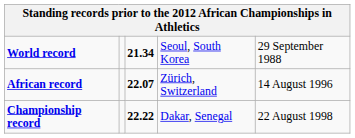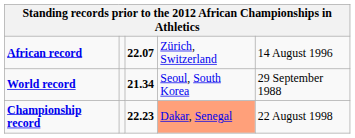rows swapped: (41, 52) <-> (45, 84)
(141, 116) 22.22 -> (141, 116) 22.23
(196, 116) no background -> (196, 116) lightsalmon background
